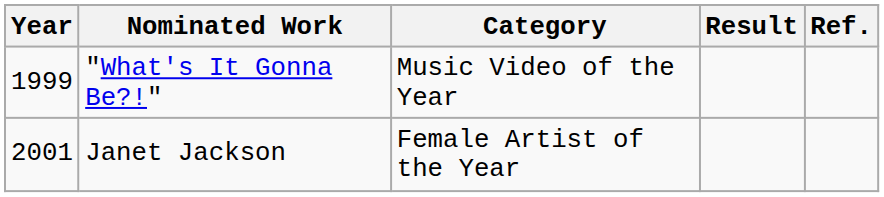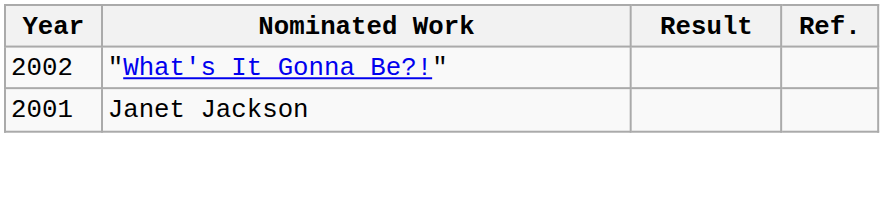- column: (545, 26)
(42, 83) 1999 -> (42, 68) 2002
